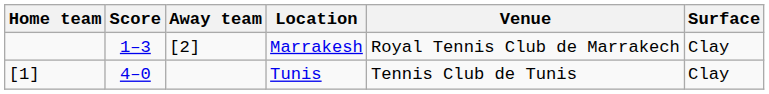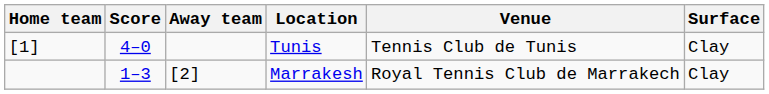rows swapped: (296, 75) <-> (316, 47)
